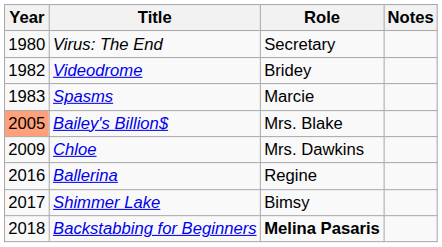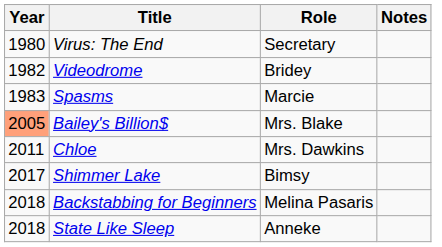(27, 149) 2009 -> (26, 149) 2011
- row: (85, 176)
(322, 228) bold -> (319, 202) normal
+ row: (114, 228)
